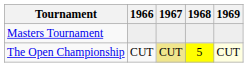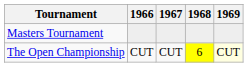(171, 52) khaki background -> (171, 52) no background
(199, 52) 5 -> (199, 52) 6
